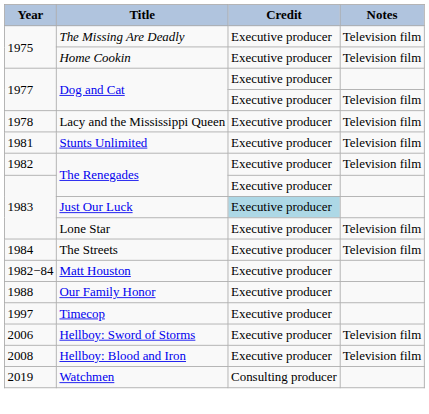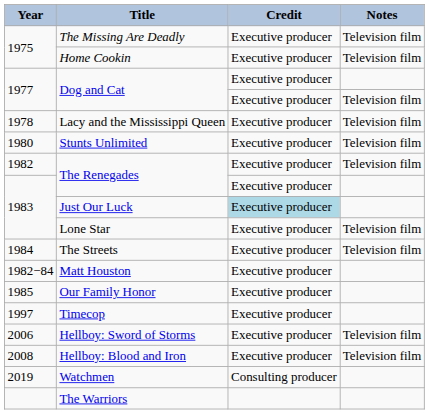(20, 143) 1981 -> (20, 143) 1980
(20, 292) 1988 -> (20, 292) 1985
+ row: (93, 398)
